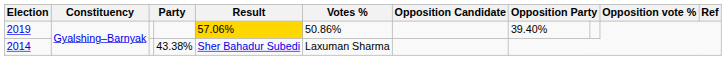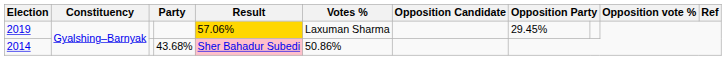(323, 30) 50.86% -> (347, 30) Laxuman Sharma
(529, 30) 39.40% -> (529, 30) 29.45%
(174, 47) 43.38% -> (174, 47) 43.68%
(249, 47) no background -> (249, 47) pink background
(347, 47) Laxuman Sharma -> (323, 47) 50.86%
